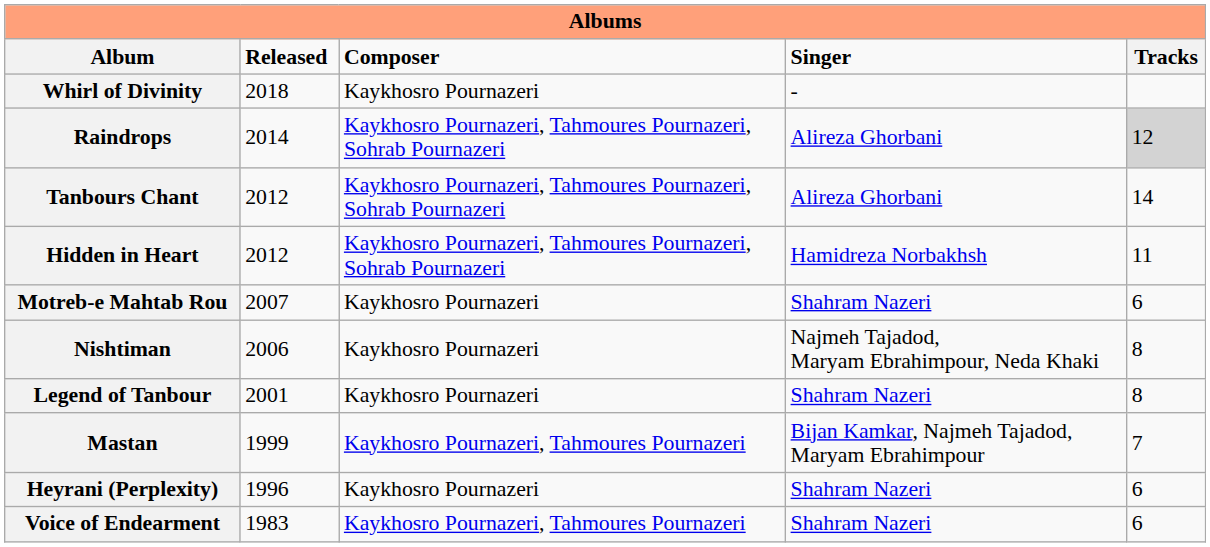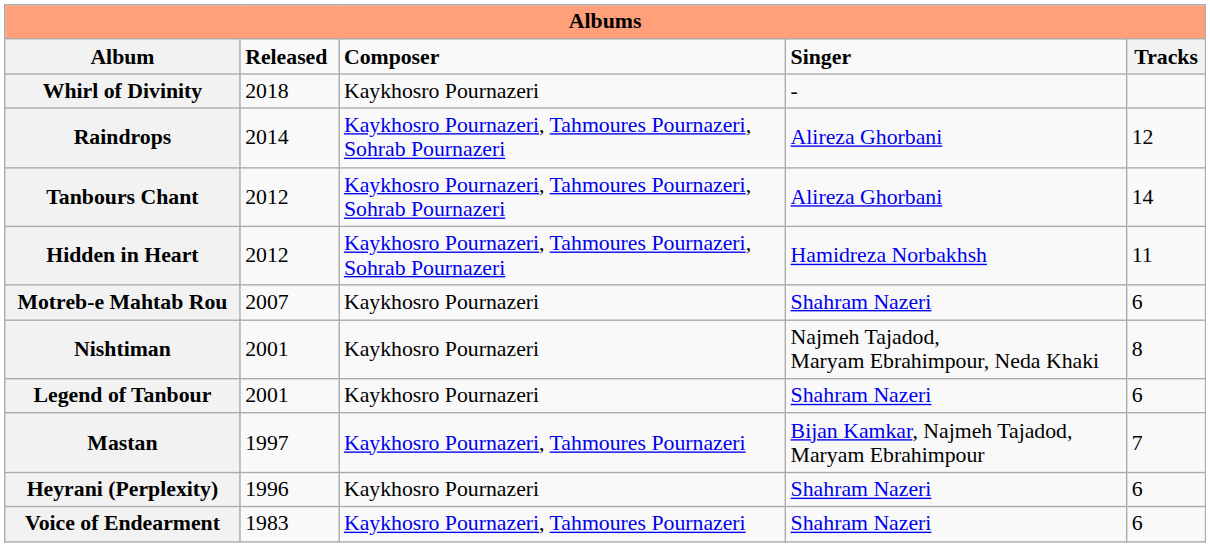(1143, 137) lightgrey background -> (1143, 137) no background
(267, 349) 2006 -> (267, 349) 2001
(1137, 395) 8 -> (1137, 395) 6
(267, 442) 1999 -> (267, 442) 1997
